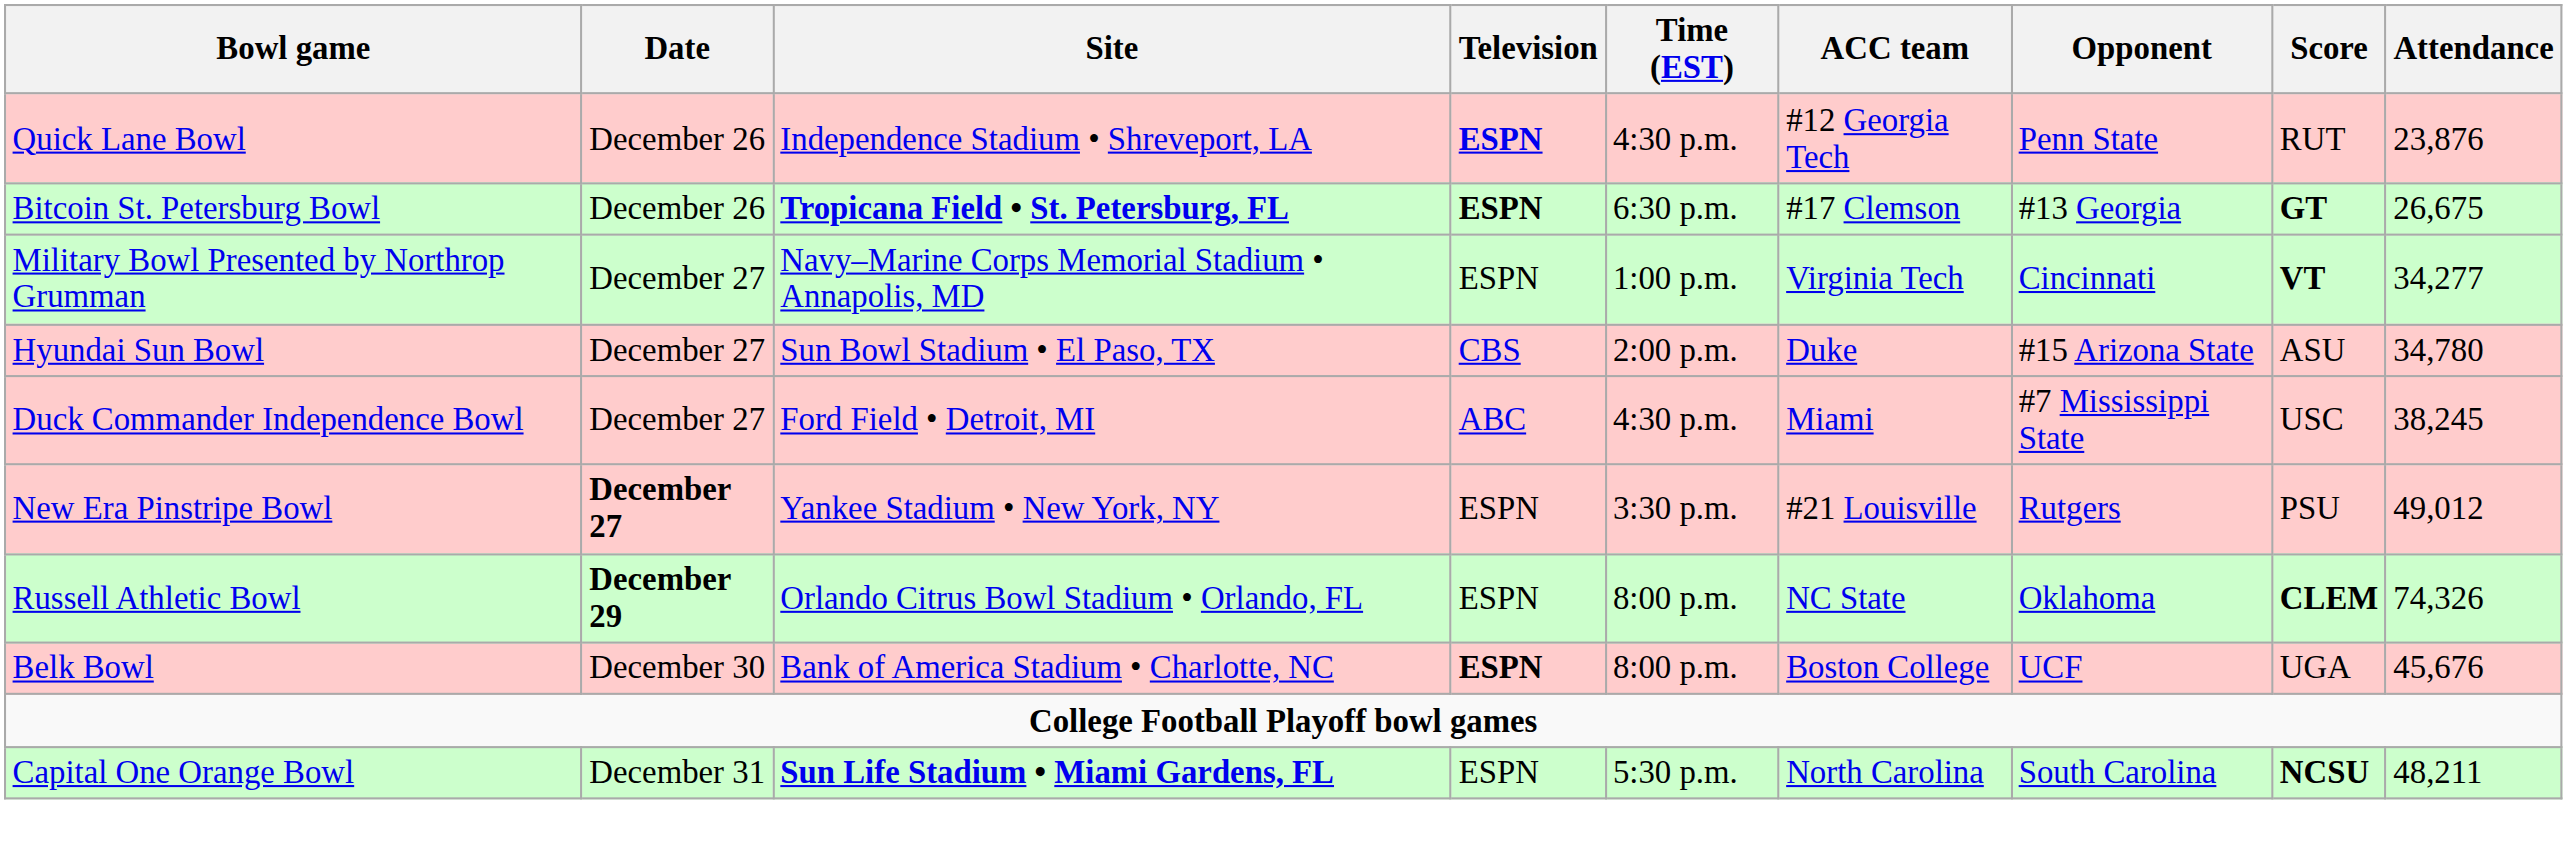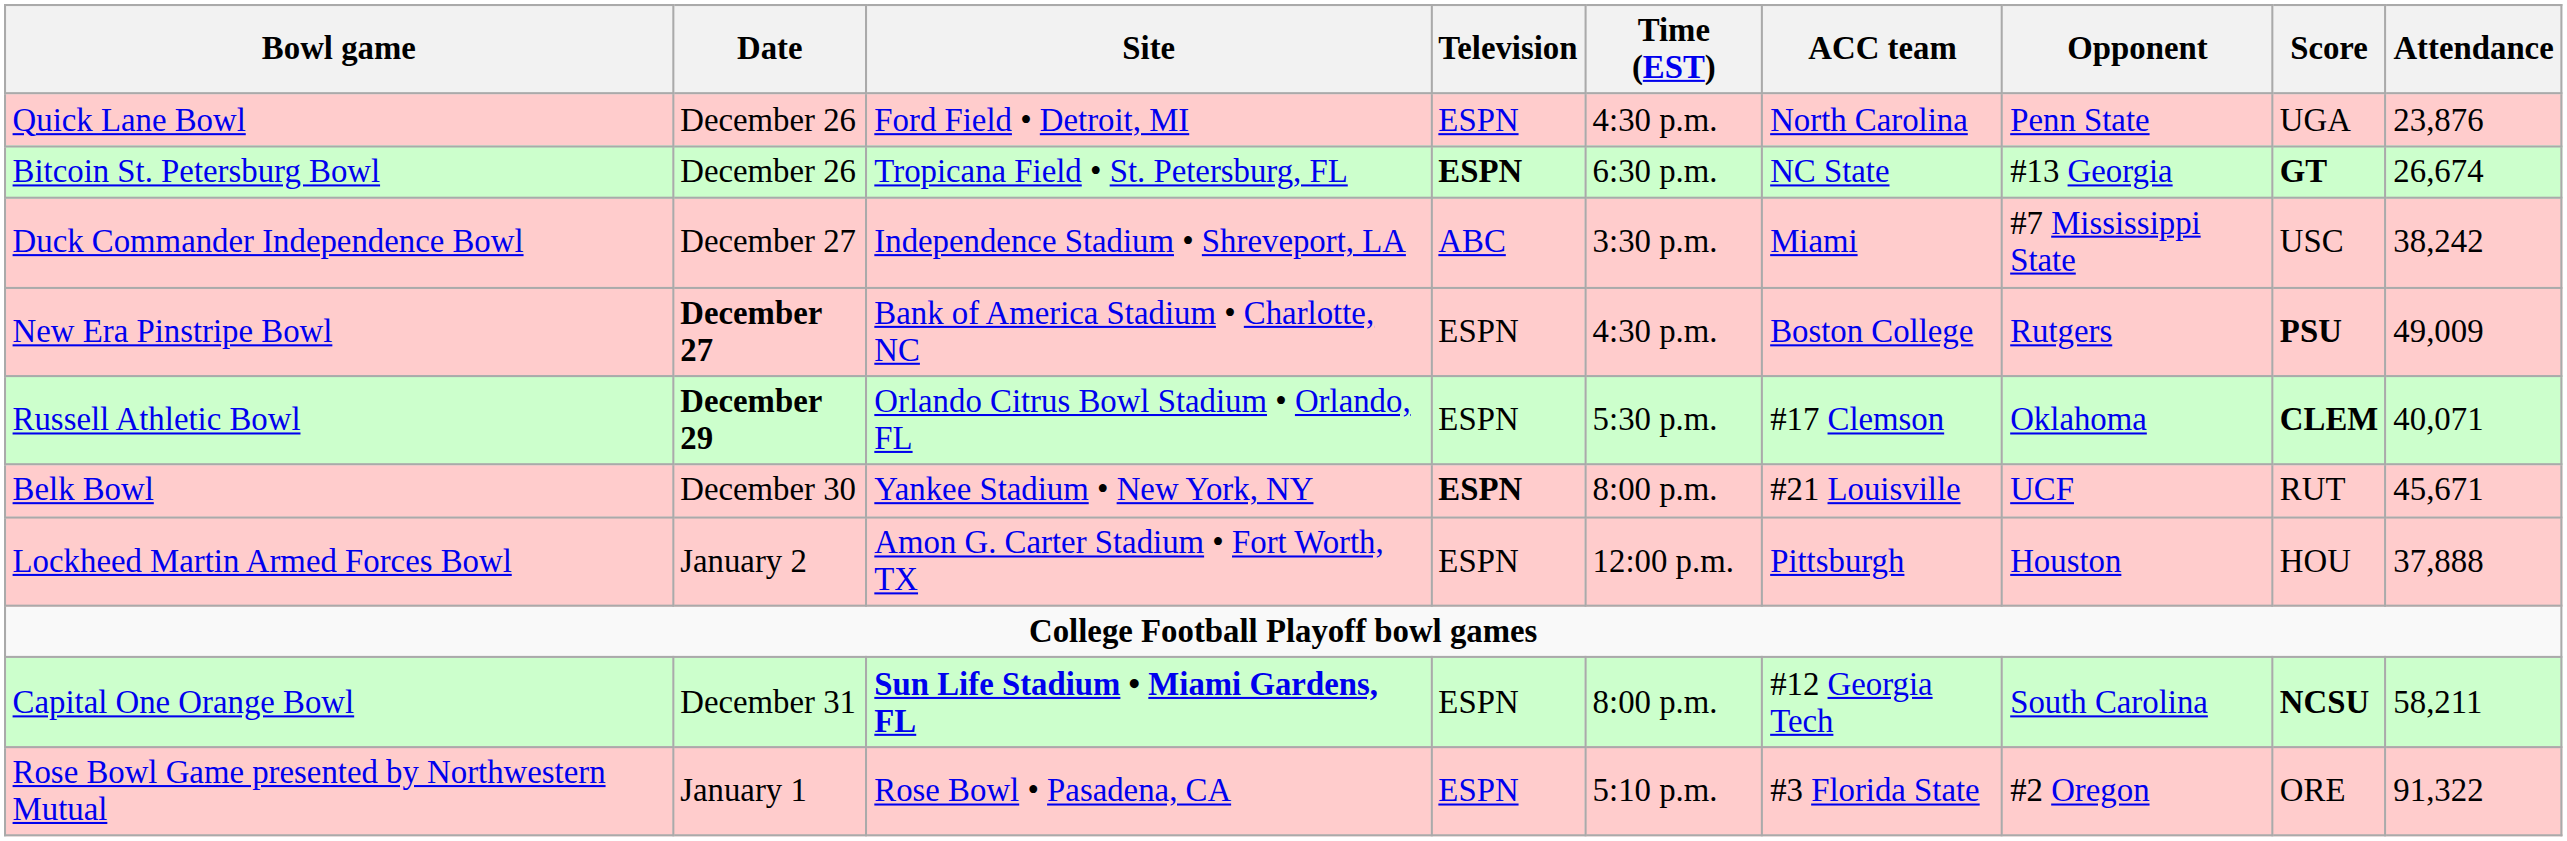(1046, 137) Independence Stadium • Shreveport, LA -> (1032, 119) Ford Field • Detroit, MI
(1501, 137) bold -> (1478, 119) normal
(1867, 137) #12 Georgia Tech -> (1869, 119) North Carolina
(2313, 137) RUT -> (2315, 119) UGA
(1035, 208) bold -> (1111, 171) normal
(1873, 208) #17 Clemson -> (1830, 171) NC State
(2438, 208) 26,675 -> (2438, 171) 26,674
- row: (259, 278)
- row: (138, 349)
(938, 419) Ford Field • Detroit, MI -> (1140, 241) Independence Stadium • Shreveport, LA
(1675, 419) 4:30 p.m. -> (1655, 241) 3:30 p.m.
(2438, 419) 38,245 -> (2438, 241) 38,242
(1000, 508) Yankee Stadium • New York, NY -> (1124, 330) Bank of America Stadium • Charlotte, NC
(1675, 508) 3:30 p.m. -> (1655, 330) 4:30 p.m.
(1881, 508) #21 Louisville -> (1872, 330) Boston College
(2310, 508) normal -> (2311, 330) bold
(2438, 508) 49,012 -> (2438, 330) 49,009
(1675, 597) 8:00 p.m. -> (1655, 419) 5:30 p.m.
(1846, 597) NC State -> (1857, 419) #17 Clemson
(2438, 597) 74,326 -> (2438, 419) 40,071
(1057, 668) Bank of America Stadium • Charlotte, NC -> (1094, 490) Yankee Stadium • New York, NY
(1888, 668) Boston College -> (1865, 490) #21 Louisville
(2315, 668) UGA -> (2313, 490) RUT
(2438, 668) 45,676 -> (2438, 490) 45,671
+ row: (262, 560)
(1675, 772) 5:30 p.m. -> (1655, 701) 8:00 p.m.
(1885, 772) North Carolina -> (1851, 701) #12 Georgia Tech
(2438, 772) 48,211 -> (2438, 701) 58,211
+ row: (309, 790)
